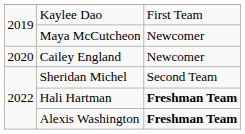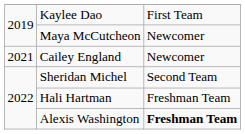(21, 56) 2020 -> (21, 56) 2021
(192, 98) bold -> (189, 98) normal
